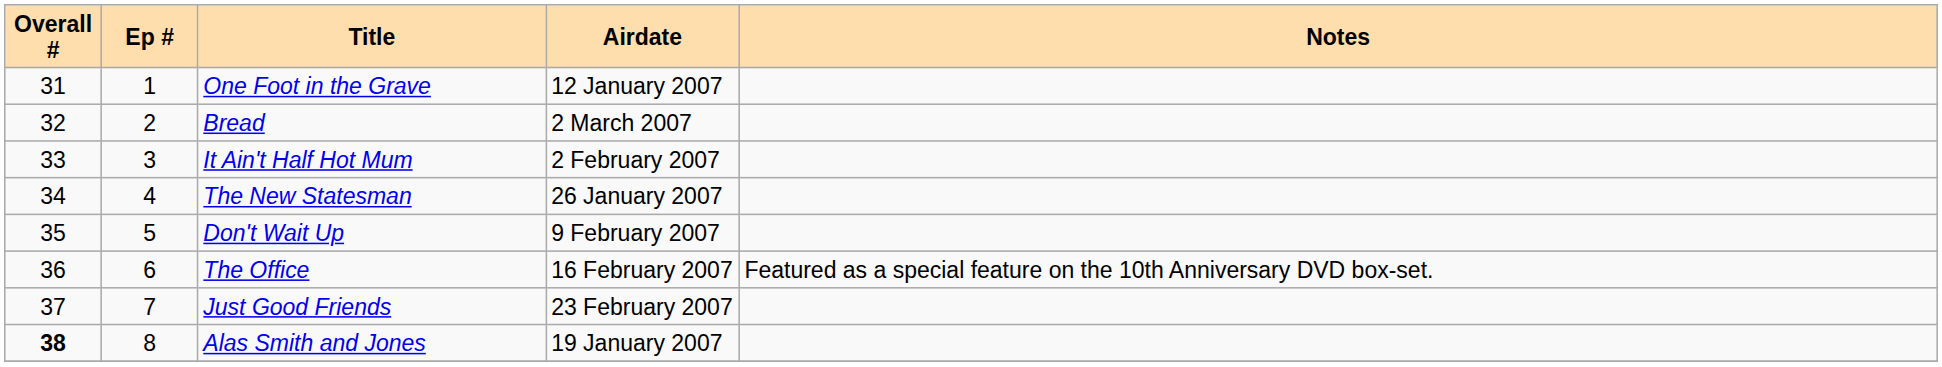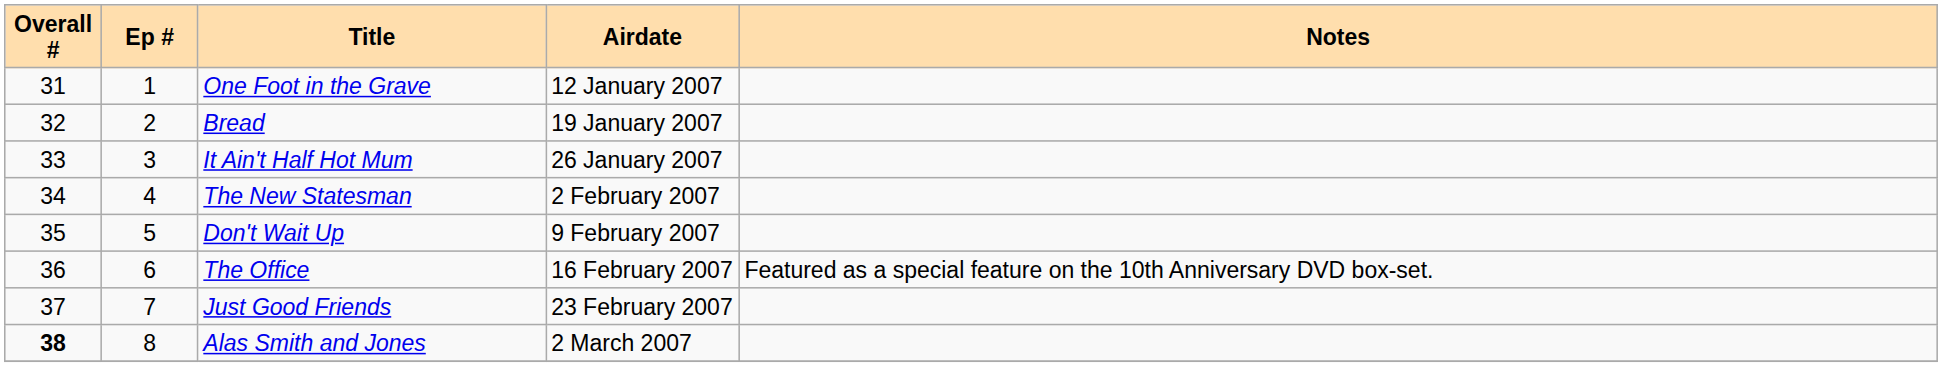(621, 123) 2 March 2007 -> (637, 123) 19 January 2007
(636, 159) 2 February 2007 -> (637, 159) 26 January 2007
(637, 196) 26 January 2007 -> (636, 196) 2 February 2007
(637, 343) 19 January 2007 -> (621, 343) 2 March 2007
